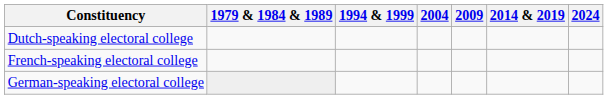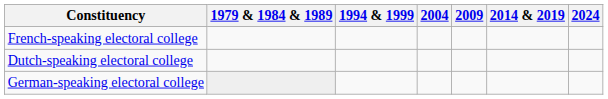rows swapped: (100, 37) <-> (103, 60)
